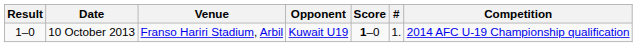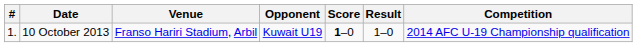columns swapped: (396, 14) <-> (25, 14)
